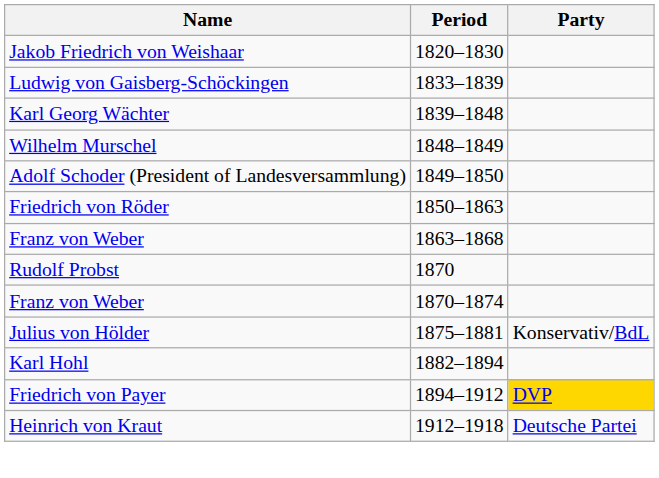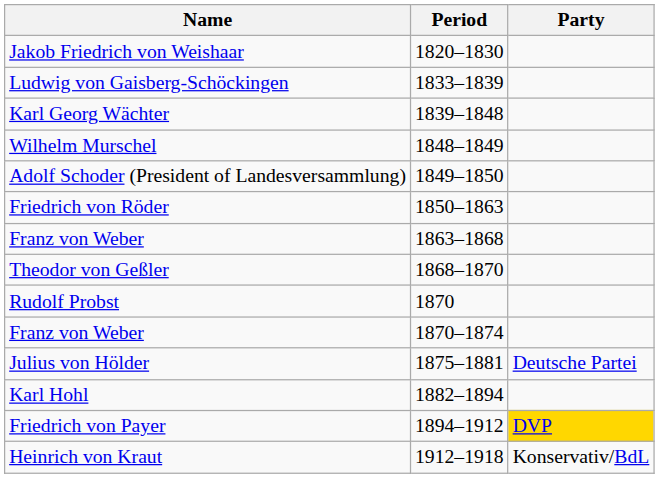+ row: (89, 269)
(581, 332) Konservativ/BdL -> (575, 363) Deutsche Partei
(575, 425) Deutsche Partei -> (581, 457) Konservativ/BdL
